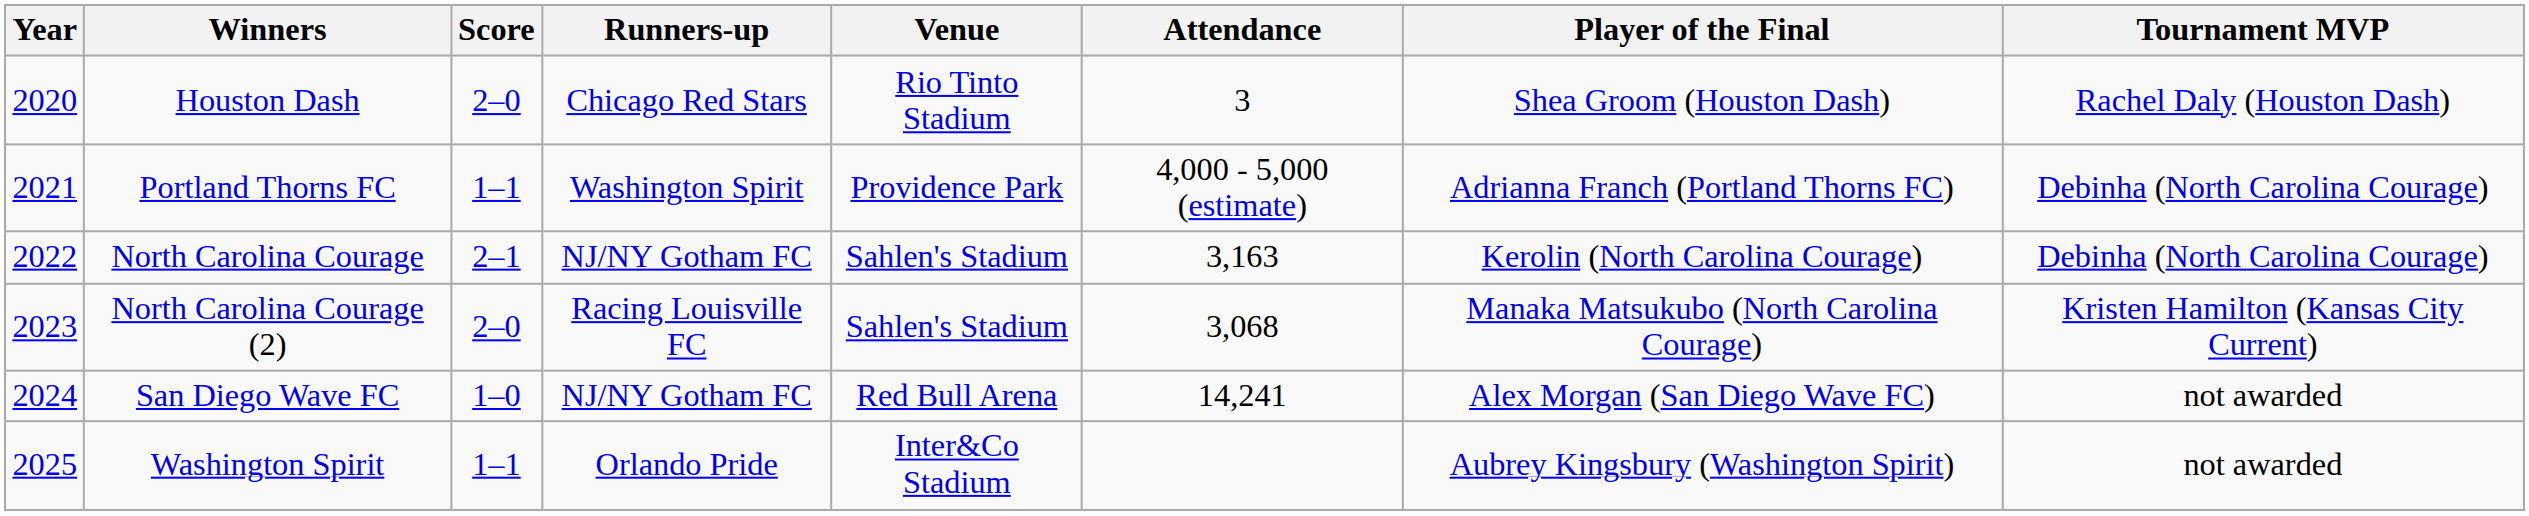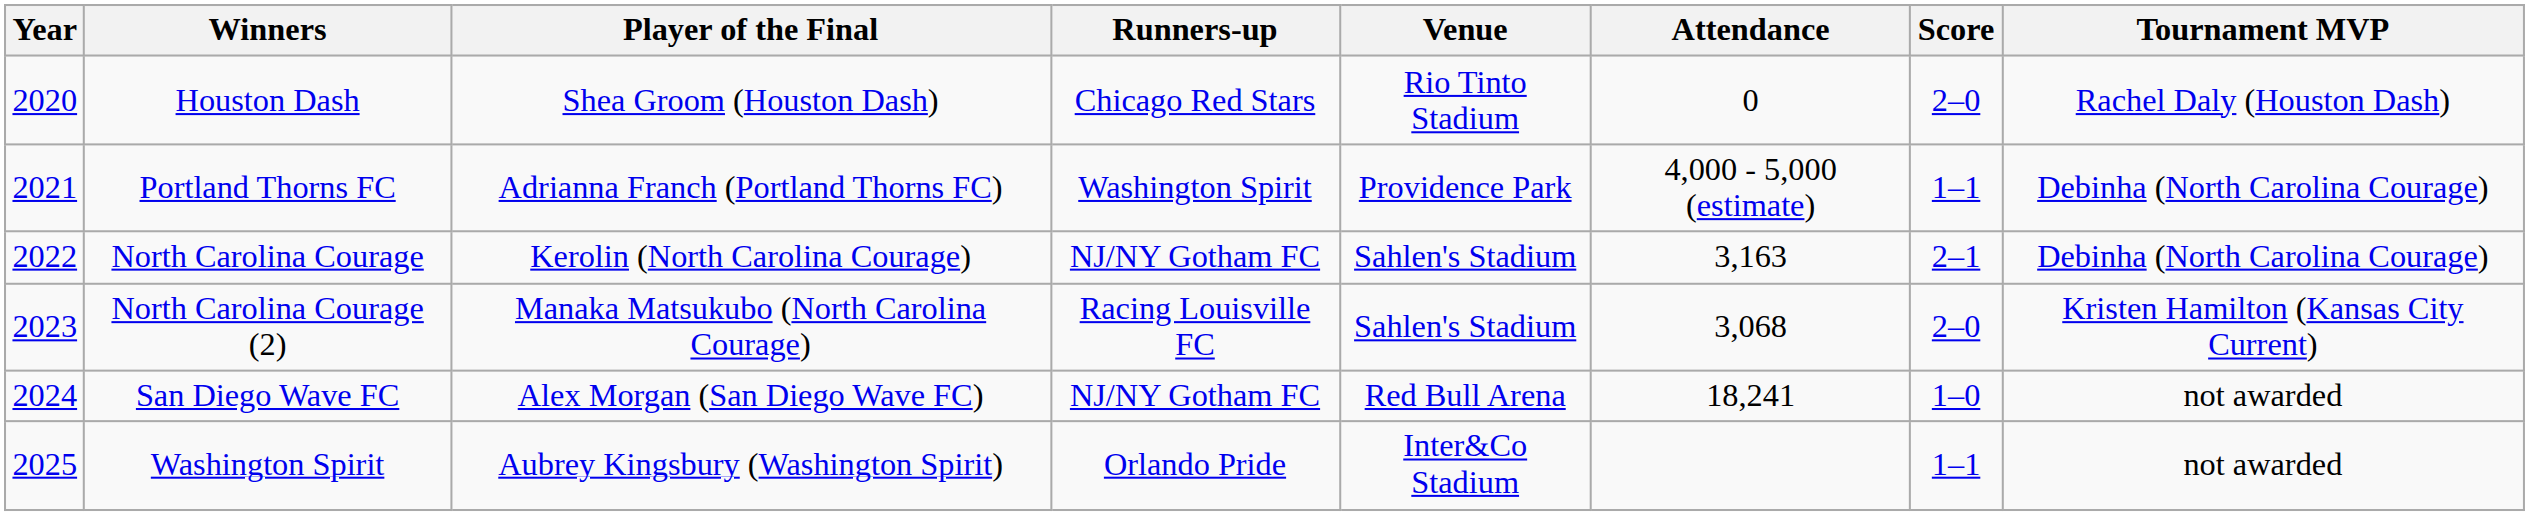columns swapped: (496, 30) <-> (1702, 30)
(1242, 99) 3 -> (1751, 99) 0
(1242, 395) 14,241 -> (1751, 395) 18,241
